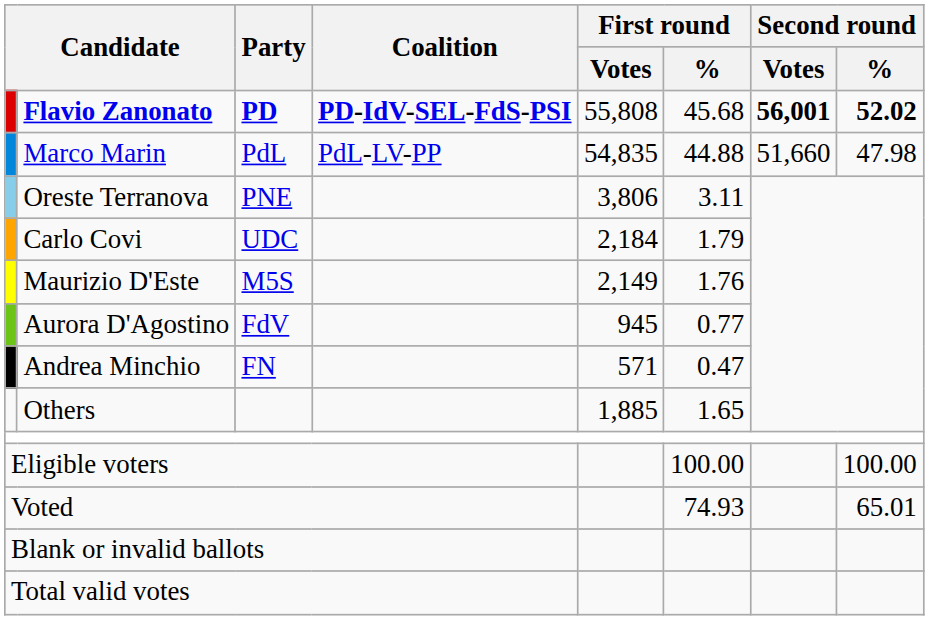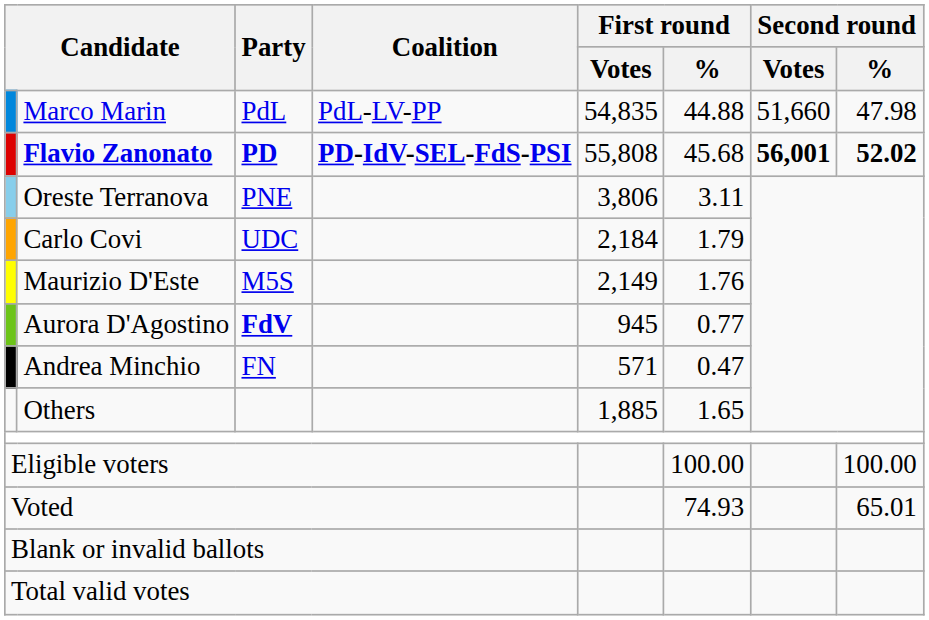rows swapped: (118, 111) <-> (95, 153)
(265, 324) normal -> (267, 324) bold
